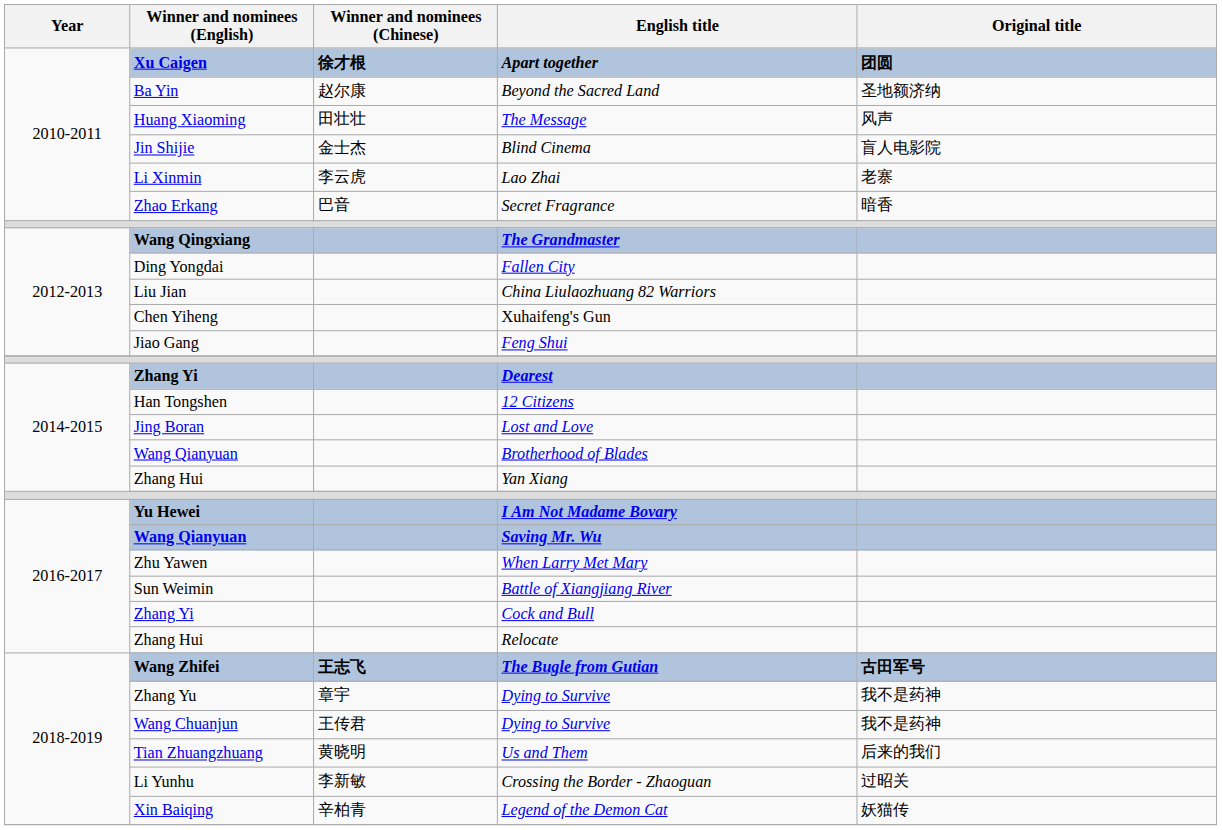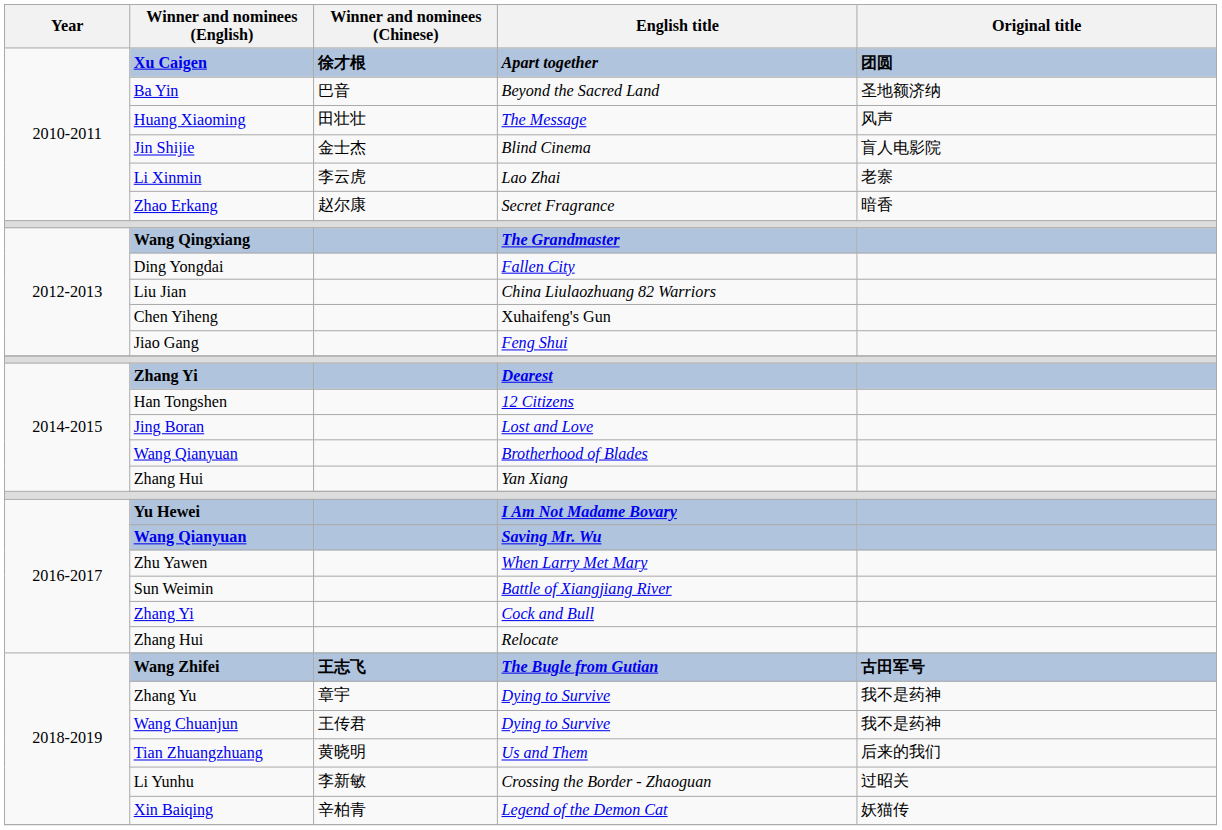(342, 90) 赵尔康 -> (334, 90) 巴音
(334, 205) 巴音 -> (342, 205) 赵尔康
